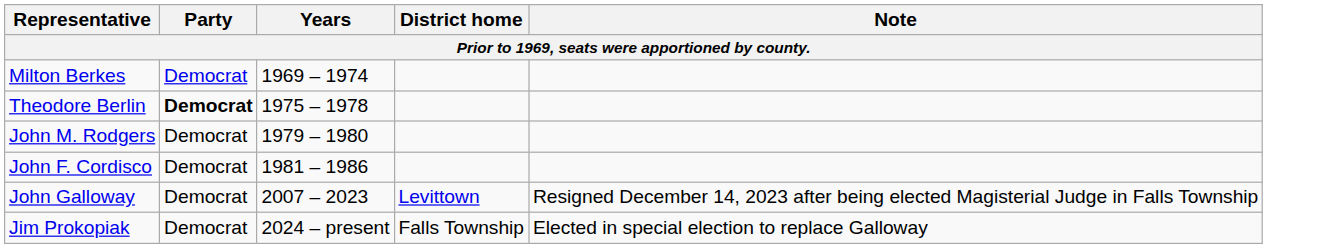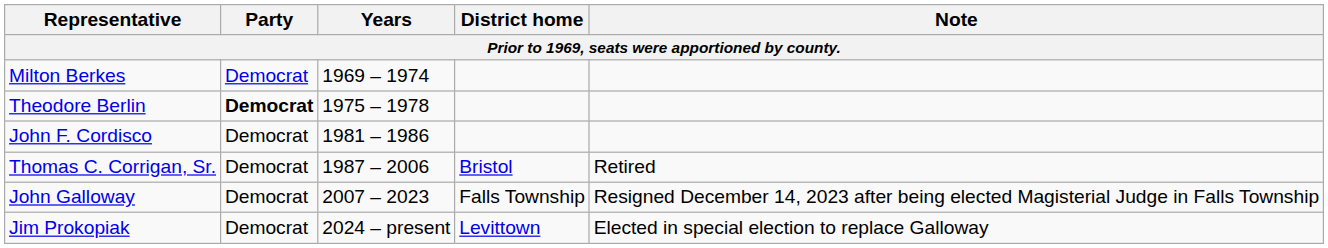- row: (82, 136)
+ row: (113, 166)
(439, 197) Levittown -> (522, 197) Falls Township
(461, 227) Falls Township -> (500, 227) Levittown
